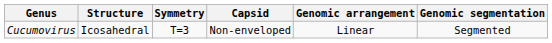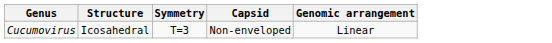- column: (482, 13)
